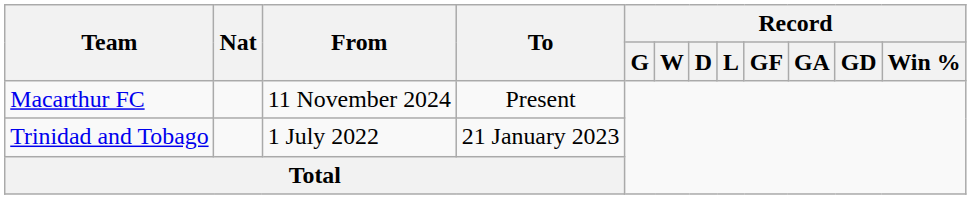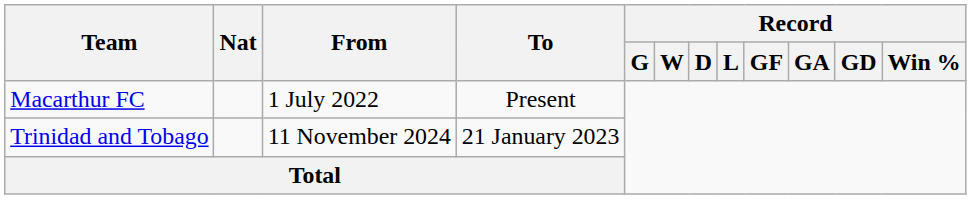(359, 99) 11 November 2024 -> (323, 99) 1 July 2022
(323, 136) 1 July 2022 -> (359, 136) 11 November 2024
